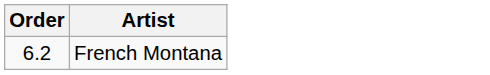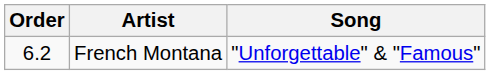+ column: (356, 20)
